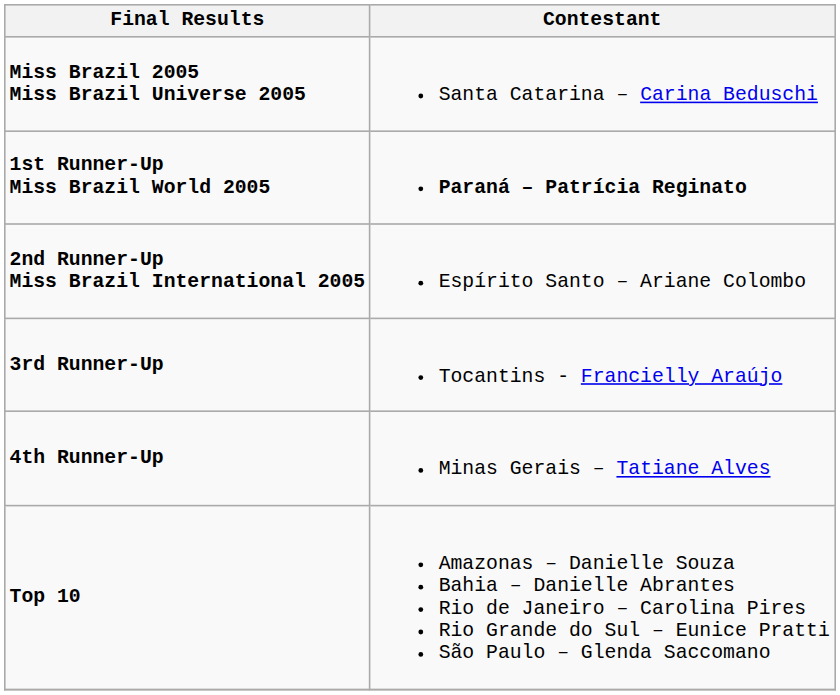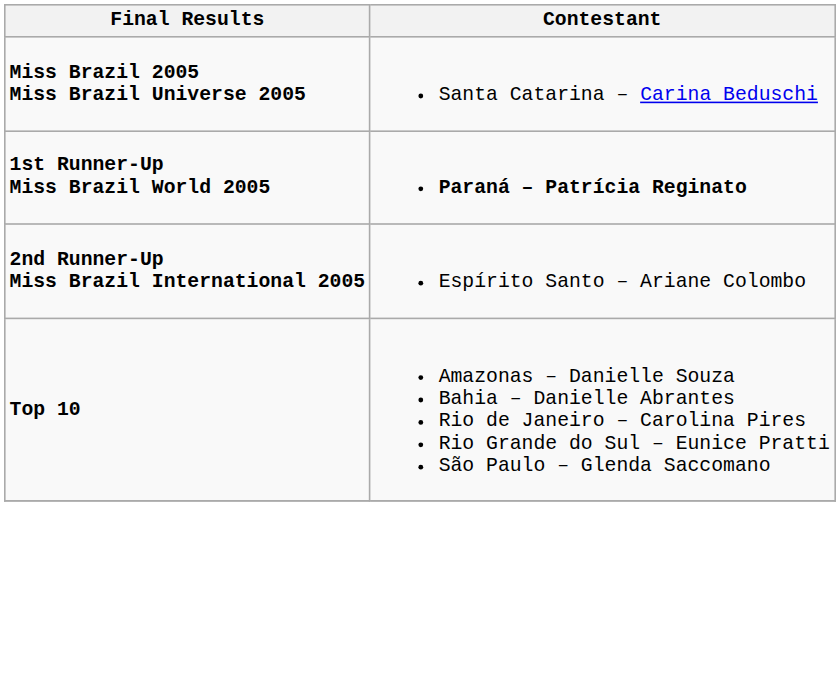- row: (87, 365)
- row: (87, 459)
